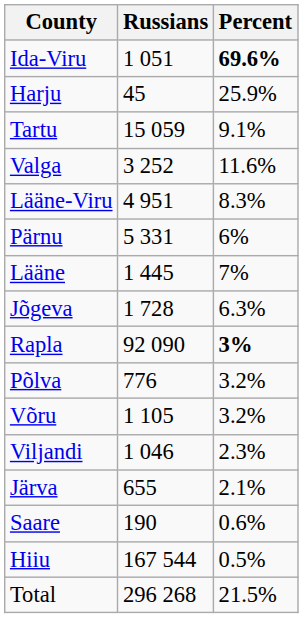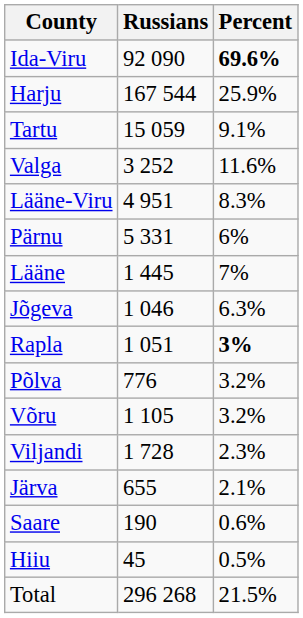(148, 58) 1 051 -> (154, 58) 92 090
(134, 93) 45 -> (160, 93) 167 544
(148, 308) 1 728 -> (148, 308) 1 046
(154, 344) 92 090 -> (148, 344) 1 051
(148, 451) 1 046 -> (148, 451) 1 728
(160, 559) 167 544 -> (134, 559) 45
